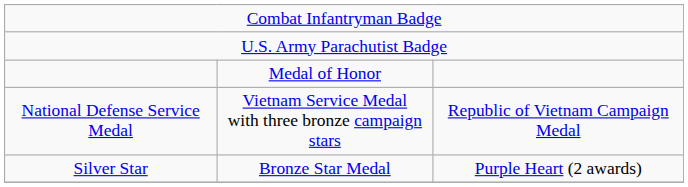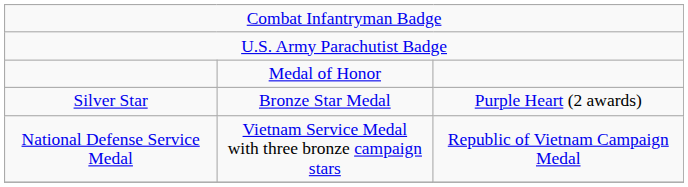rows swapped: (111, 168) <-> (111, 120)
